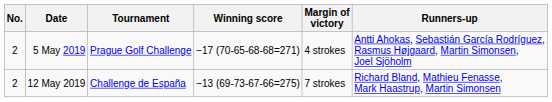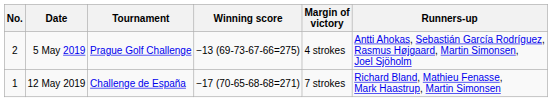(248, 51) −17 (70-65-68-68=271) -> (248, 51) −13 (69-73-67-66=275)
(15, 83) 2 -> (15, 83) 1
(248, 83) −13 (69-73-67-66=275) -> (248, 83) −17 (70-65-68-68=271)
